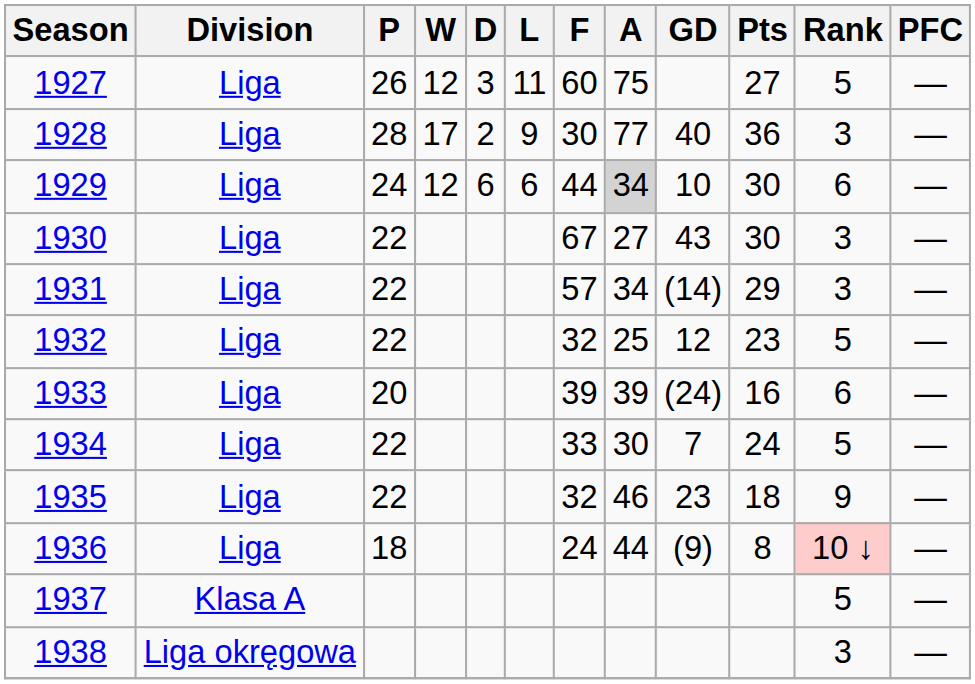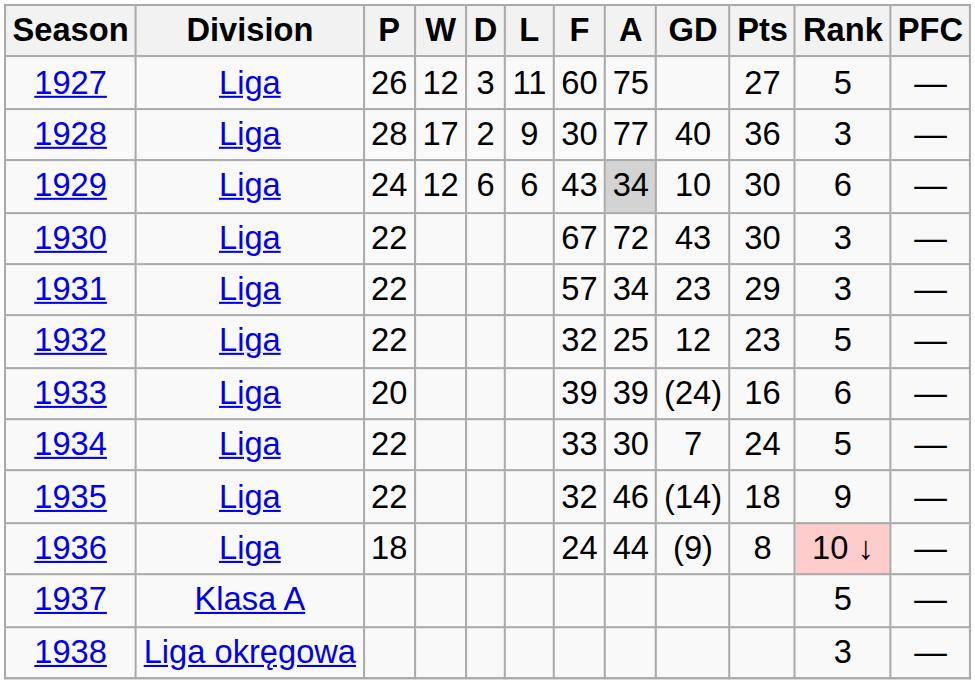(579, 185) 44 -> (579, 185) 43
(631, 237) 27 -> (631, 237) 72
(693, 289) (14) -> (693, 289) 23
(693, 496) 23 -> (693, 496) (14)
